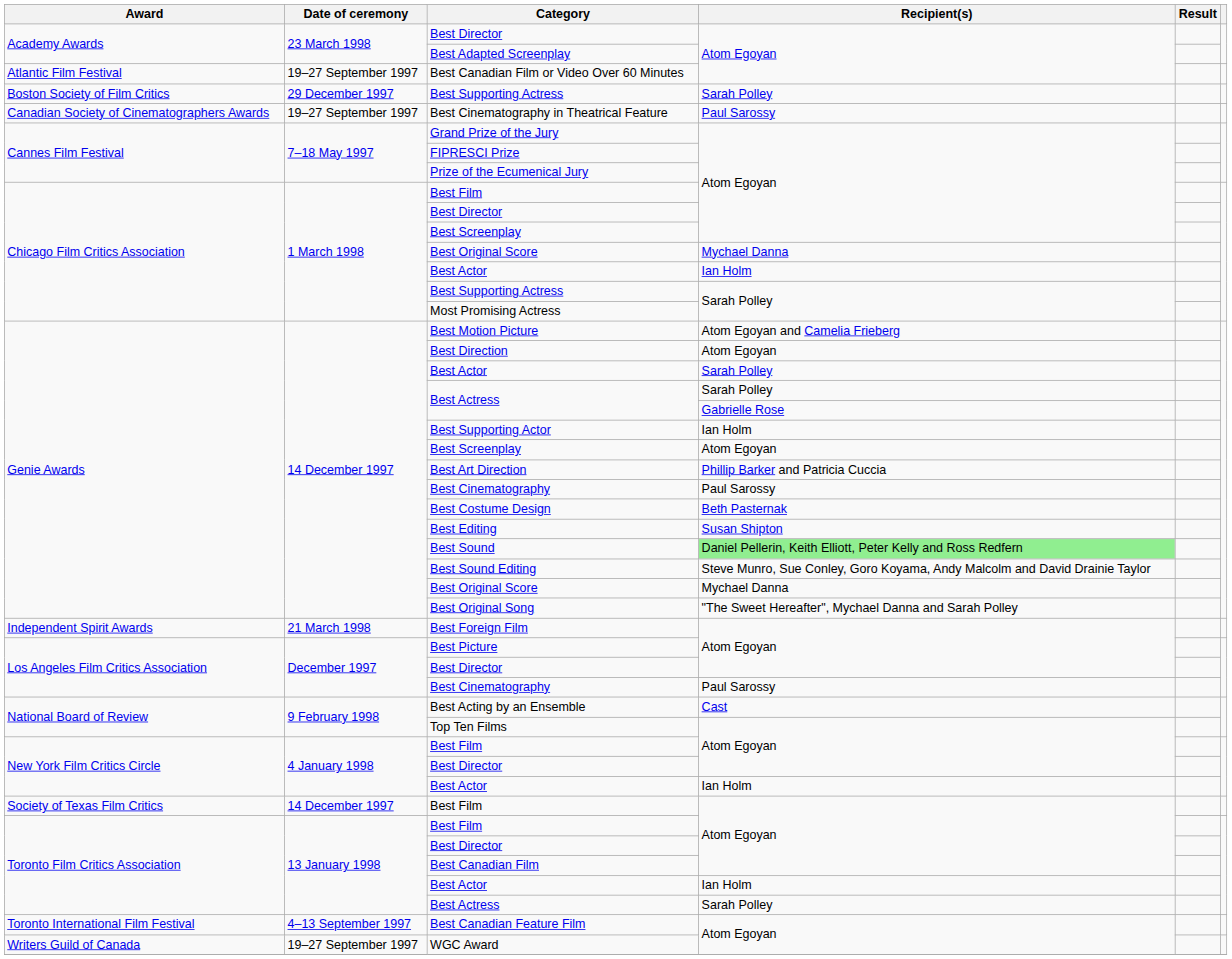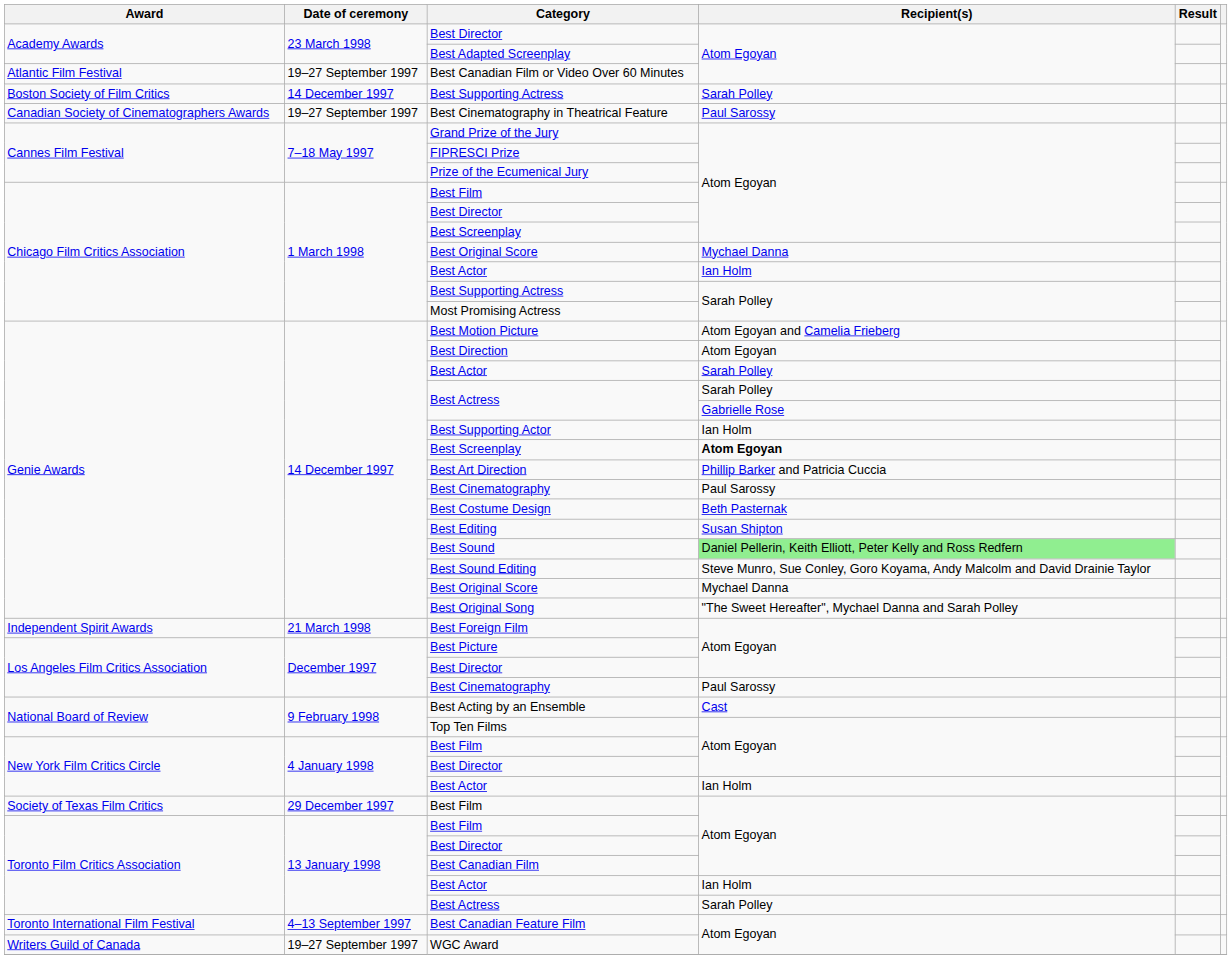(341, 93) 29 December 1997 -> (341, 93) 14 December 1997
(739, 449) normal -> (742, 449) bold
(341, 806) 14 December 1997 -> (341, 806) 29 December 1997
